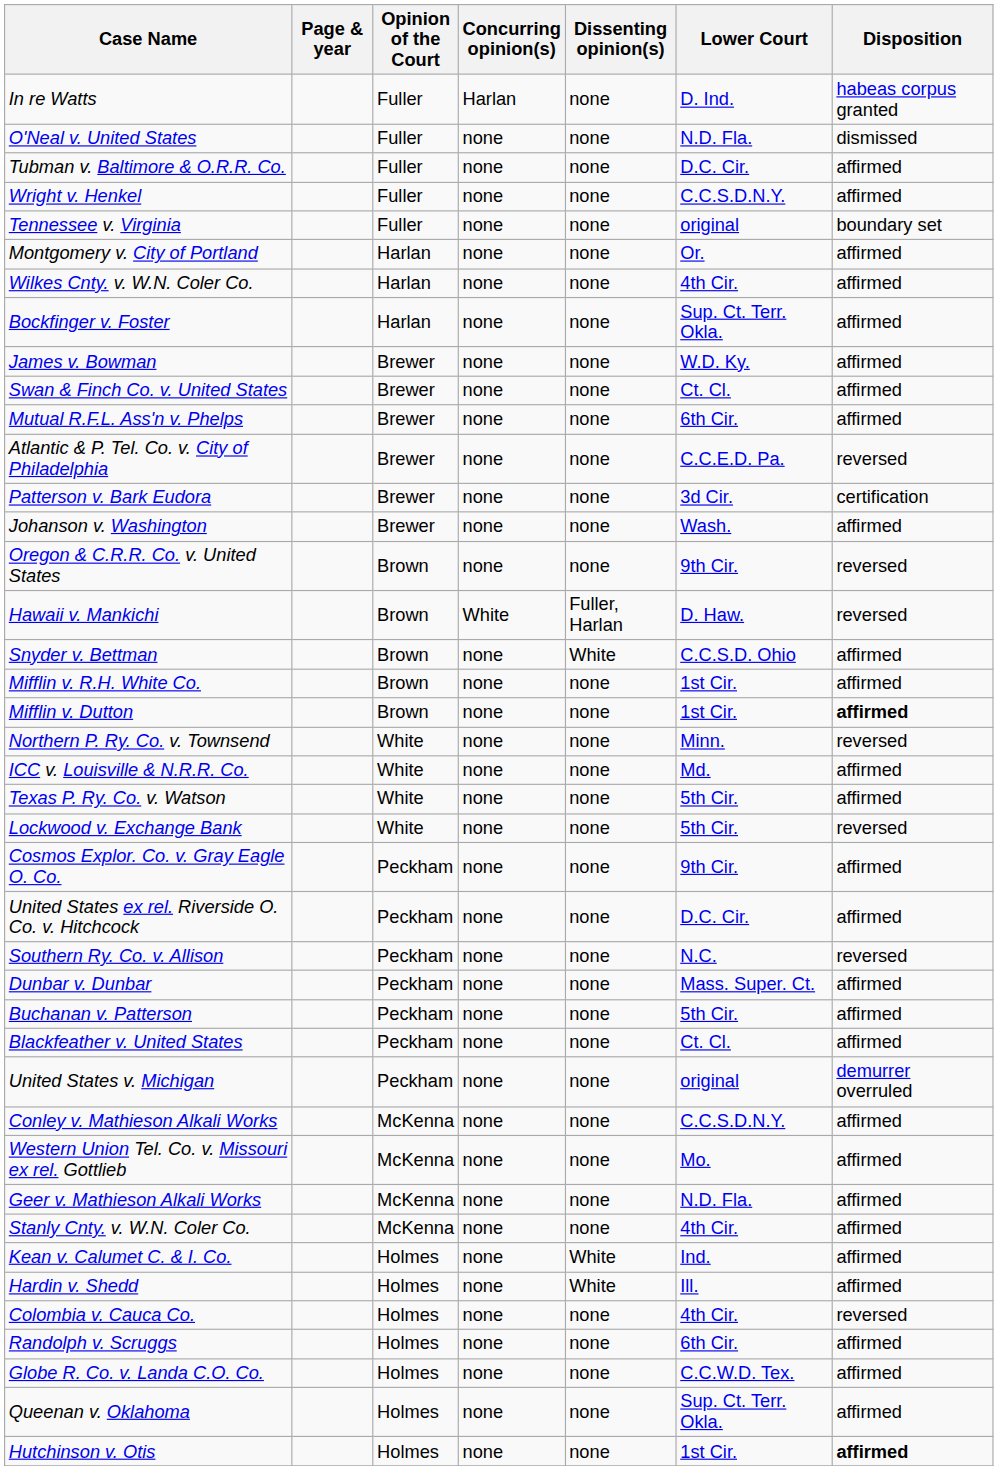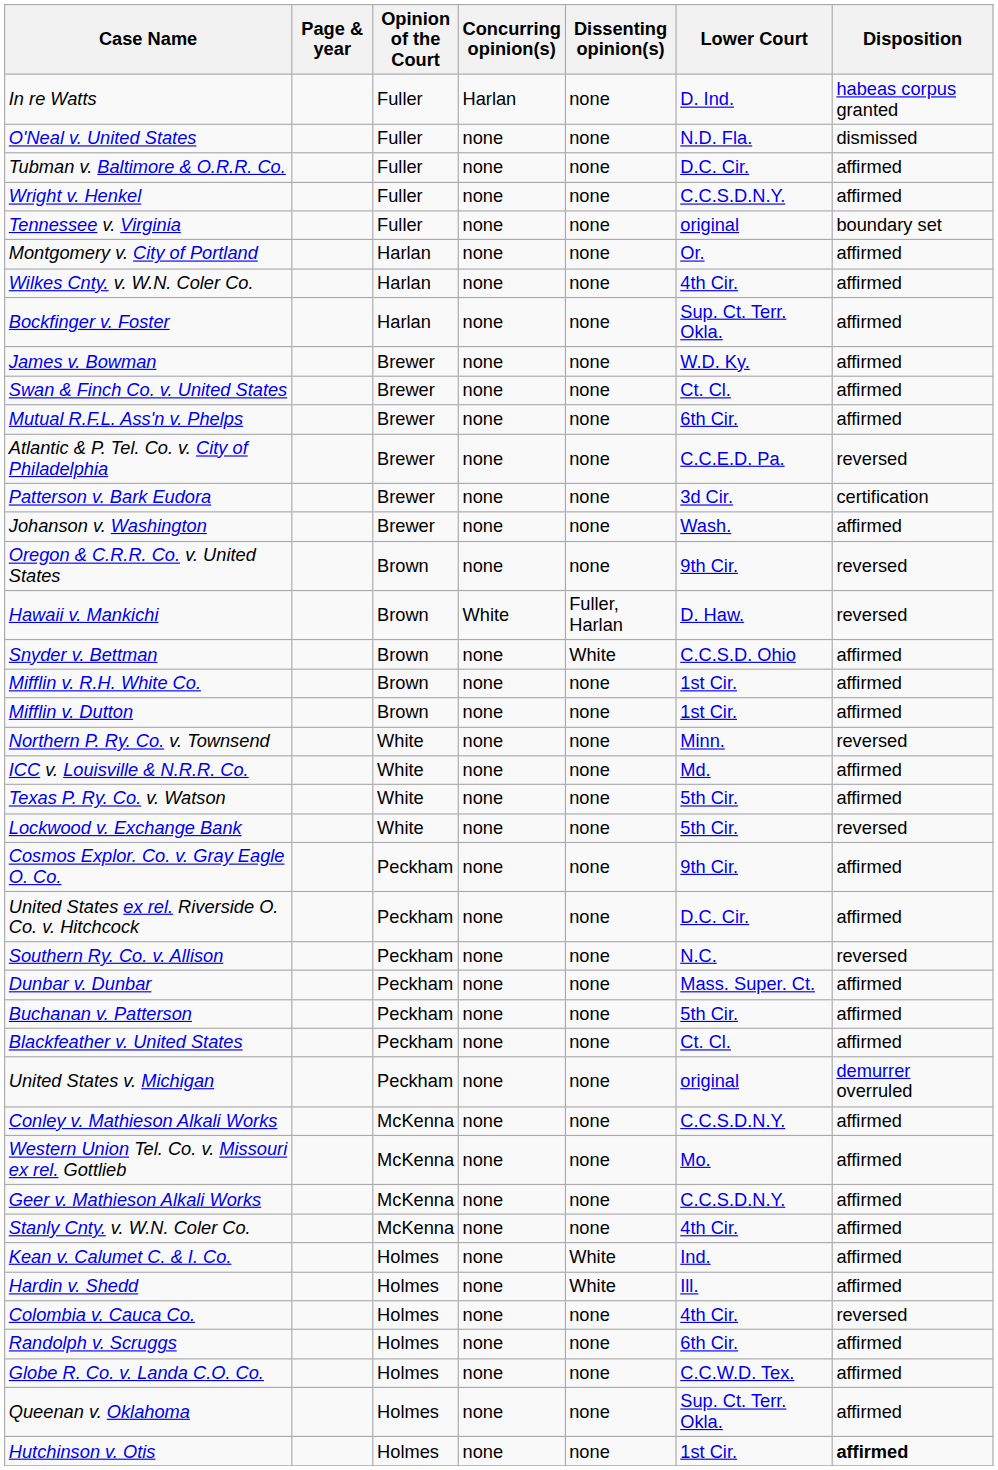(872, 712) bold -> (869, 712) normal
(716, 1199) N.D. Fla. -> (733, 1199) C.C.S.D.N.Y.
